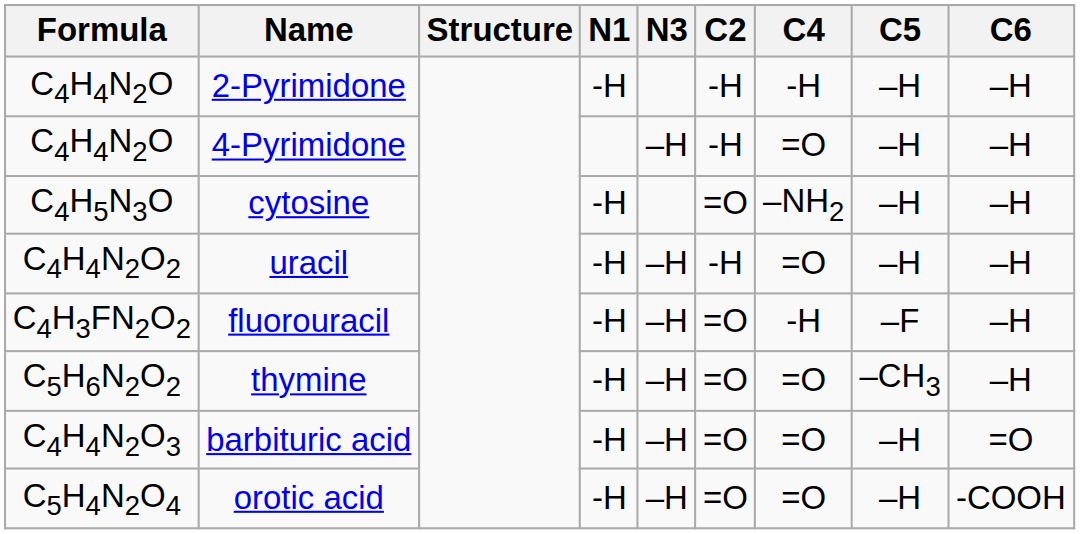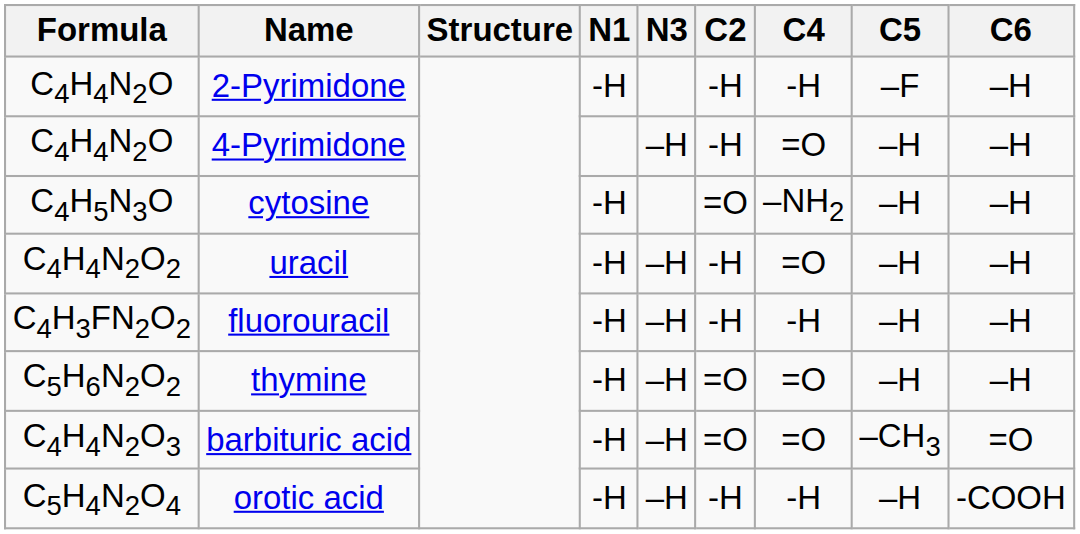(900, 86) –H -> (900, 86) –F
(725, 321) =O -> (725, 321) -H
(900, 321) –F -> (900, 321) –H
(900, 381) –CH3 -> (900, 380) –H
(900, 439) –H -> (900, 440) –CH3
(725, 498) =O -> (725, 498) -H
(804, 498) =O -> (804, 498) -H
